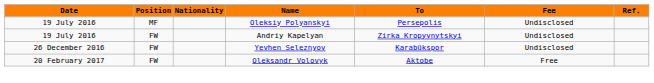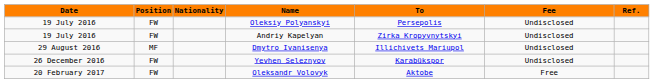(153, 23) MF -> (153, 23) FW
+ row: (290, 47)
